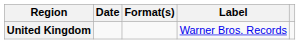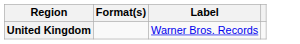- column: (108, 13)
